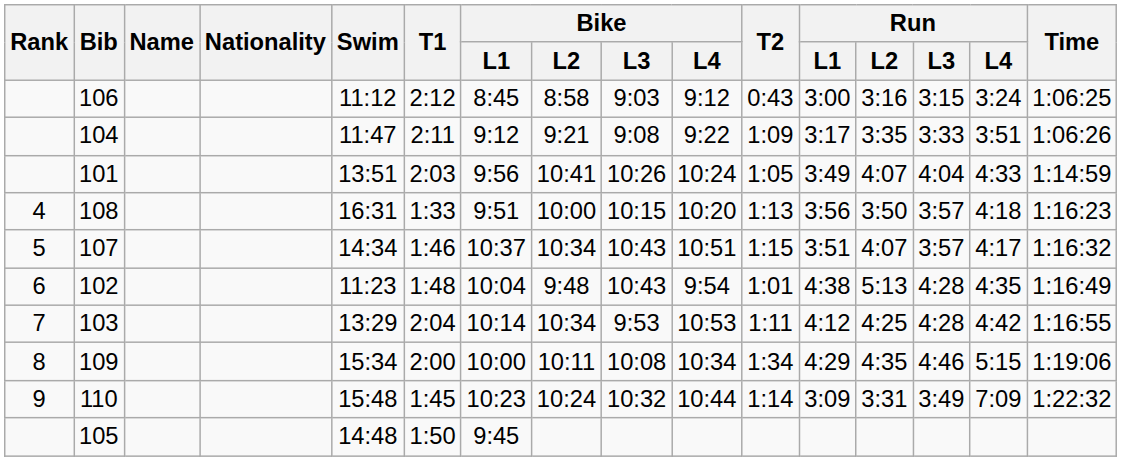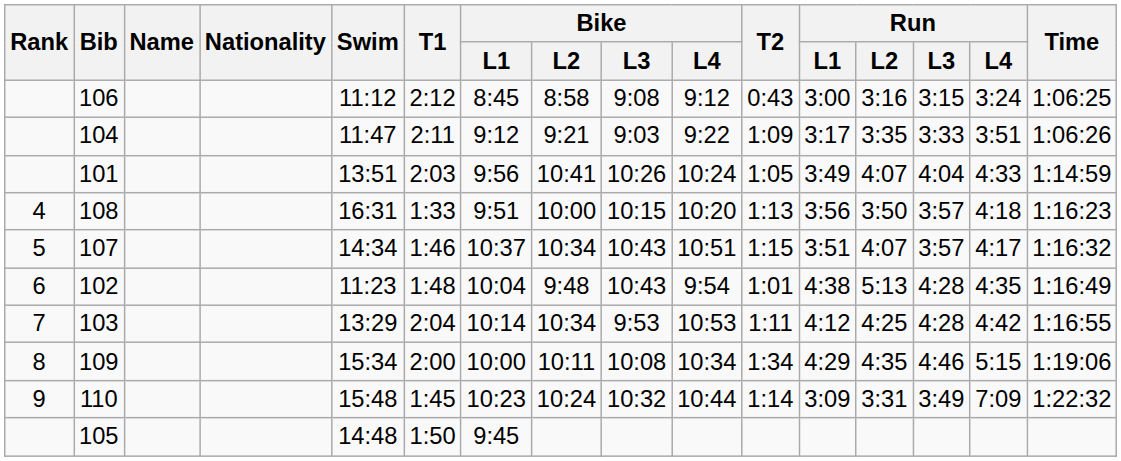(637, 98) 9:03 -> (637, 98) 9:08
(637, 135) 9:08 -> (637, 135) 9:03
